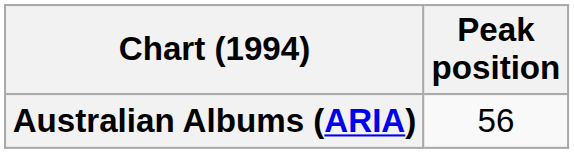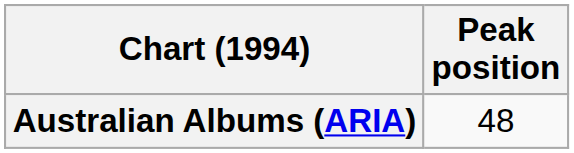(496, 120) 56 -> (496, 120) 48
